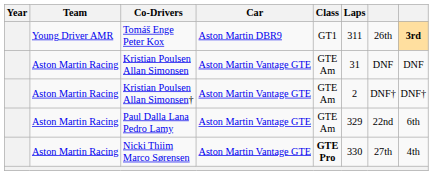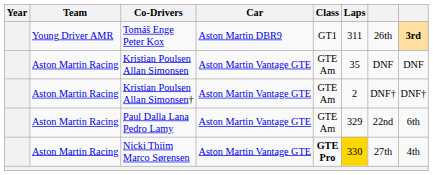(355, 65) 31 -> (355, 65) 35
(355, 151) no background -> (355, 151) gold background
